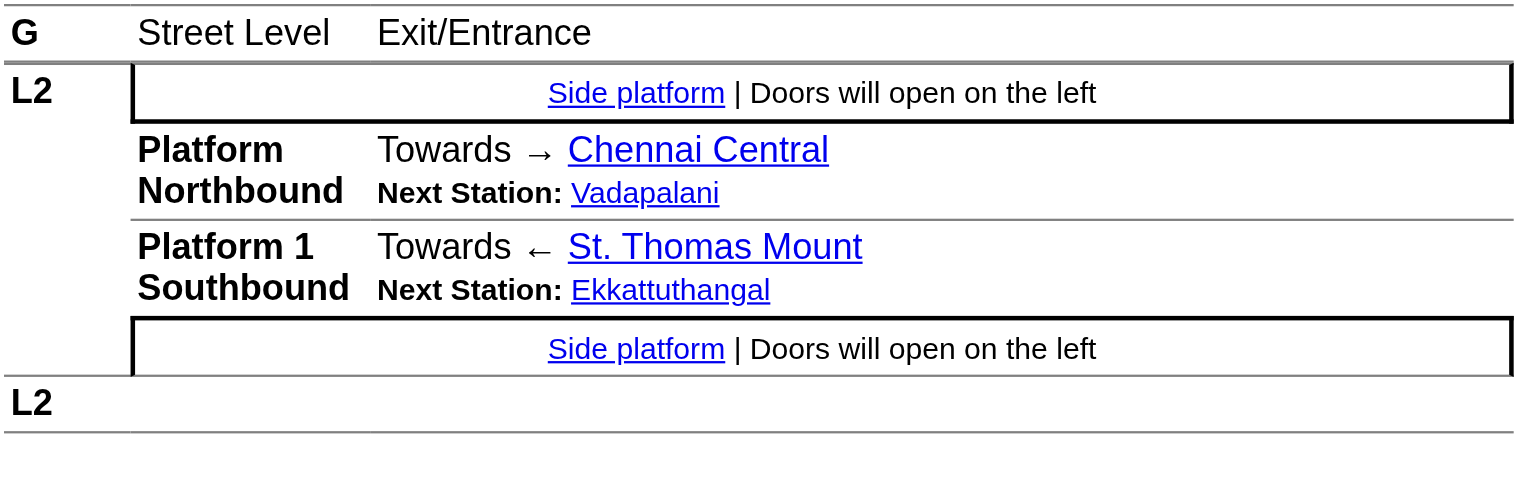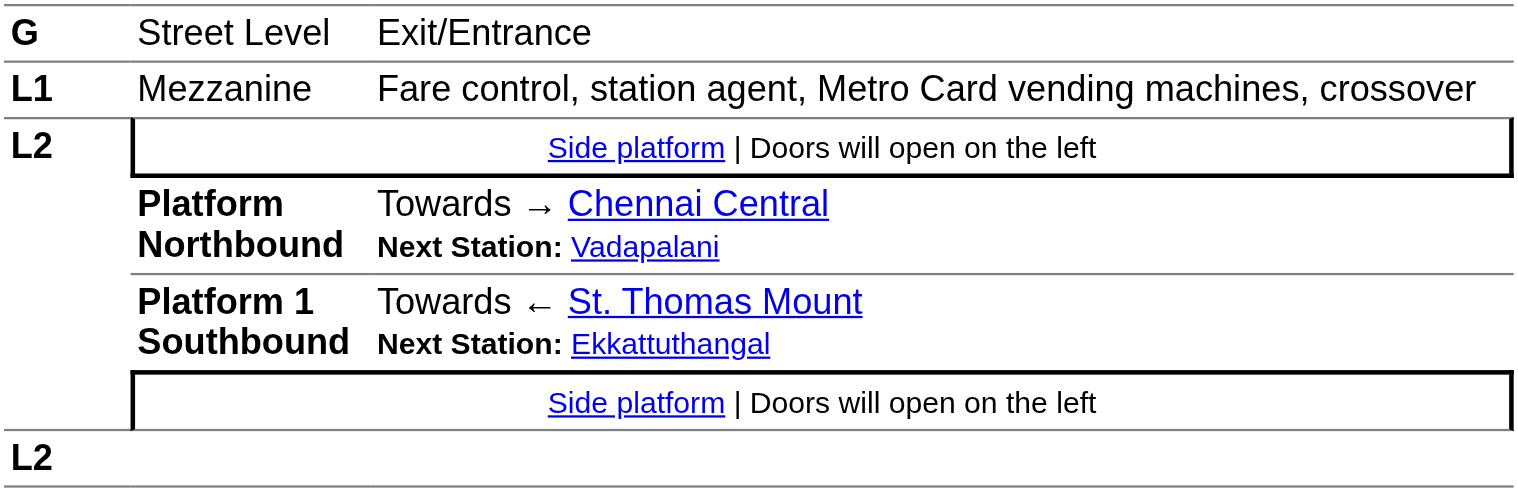+ row: (225, 89)
